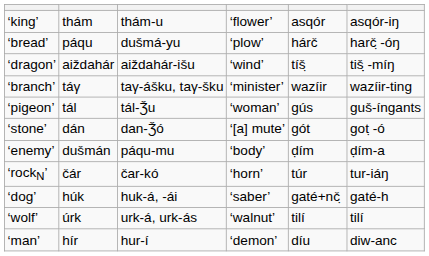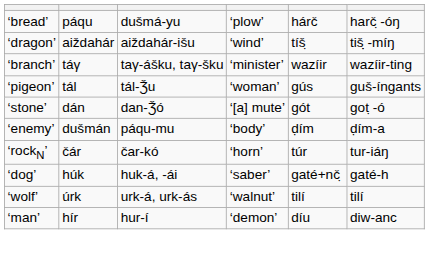- row: (23, 21)
